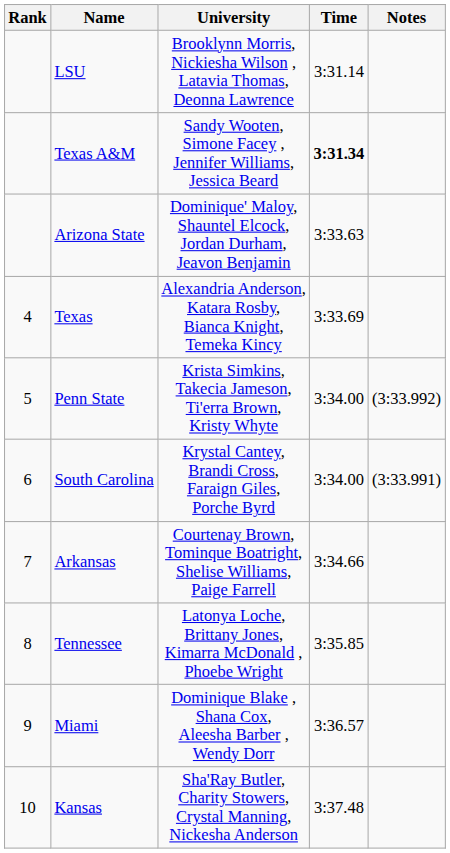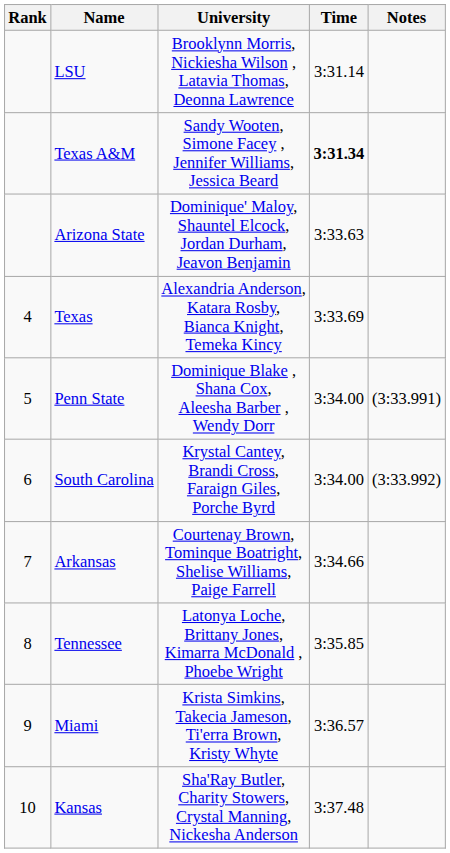(234, 398) Krista Simkins, Takecia Jameson, Ti'erra Brown, Kristy Whyte -> (234, 398) Dominique Blake , Shana Cox, Aleesha Barber , Wendy Dorr
(406, 398) (3:33.992) -> (406, 398) (3:33.991)
(406, 480) (3:33.991) -> (406, 480) (3:33.992)
(234, 725) Dominique Blake , Shana Cox, Aleesha Barber , Wendy Dorr -> (234, 725) Krista Simkins, Takecia Jameson, Ti'erra Brown, Kristy Whyte
